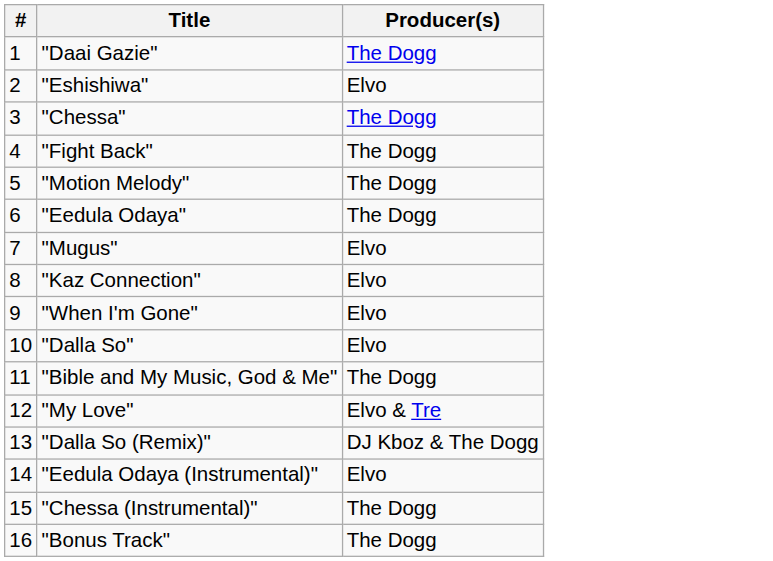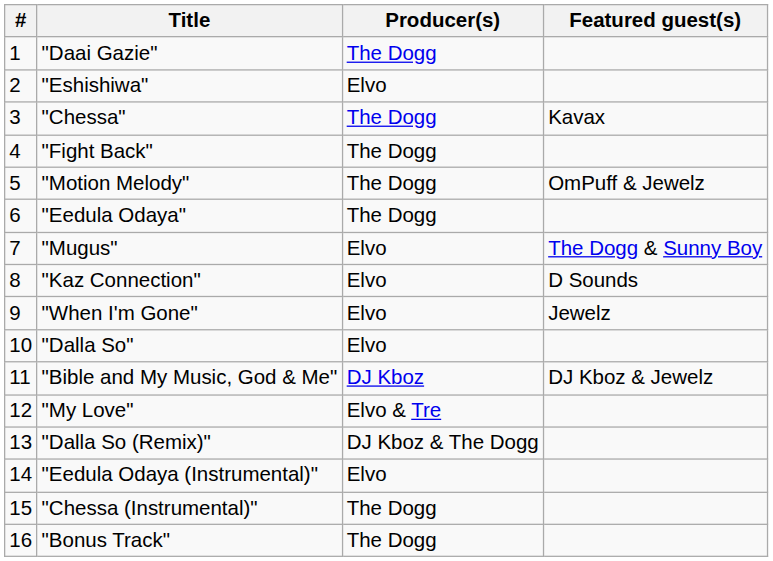+ column: (655, 20)
(392, 378) The Dogg -> (385, 378) DJ Kboz
